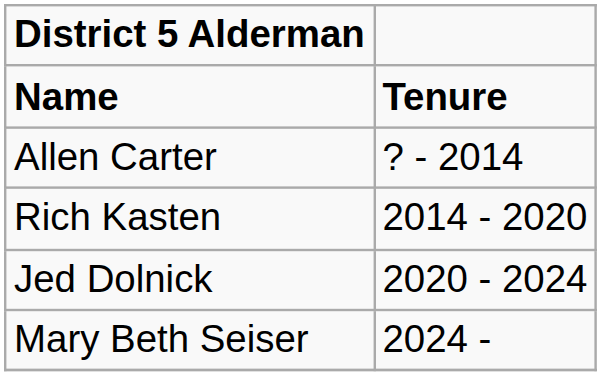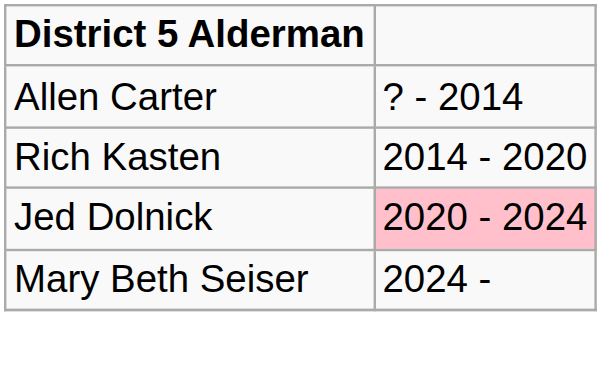- row: (66, 95)
(485, 278) no background -> (485, 217) pink background
